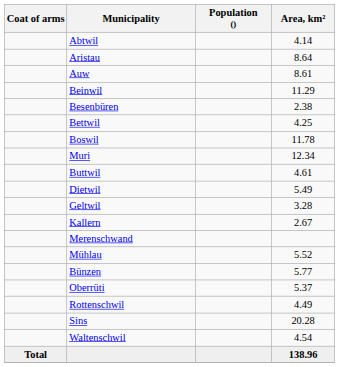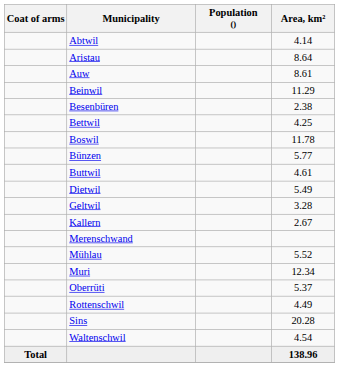rows swapped: (85, 271) <-> (80, 156)
